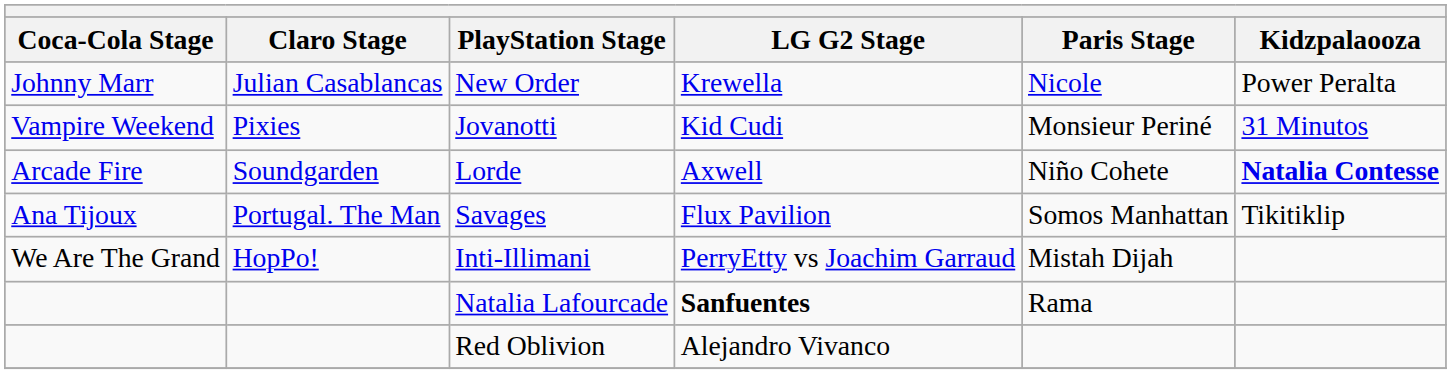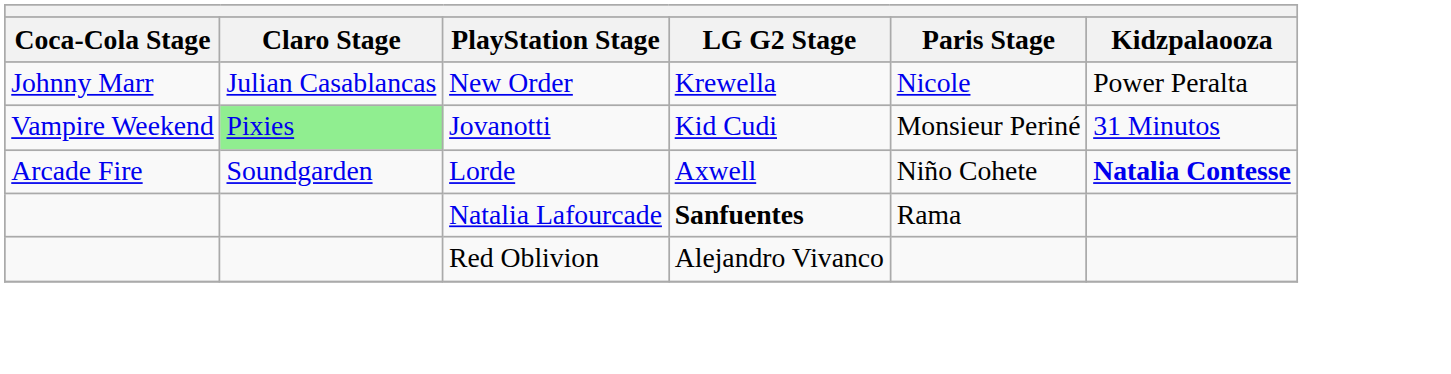(266, 127) no background -> (260, 127) lightgreen background
- row: (501, 214)
- row: (523, 258)
